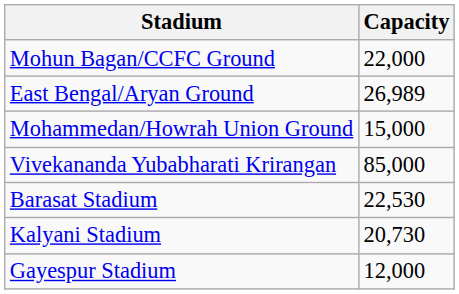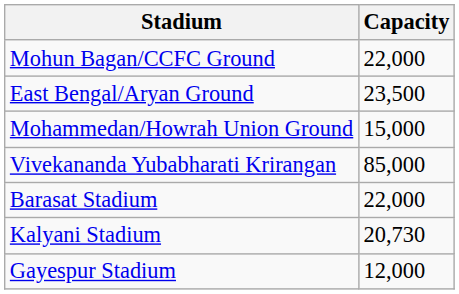(394, 93) 26,989 -> (394, 93) 23,500
(394, 199) 22,530 -> (394, 199) 22,000
